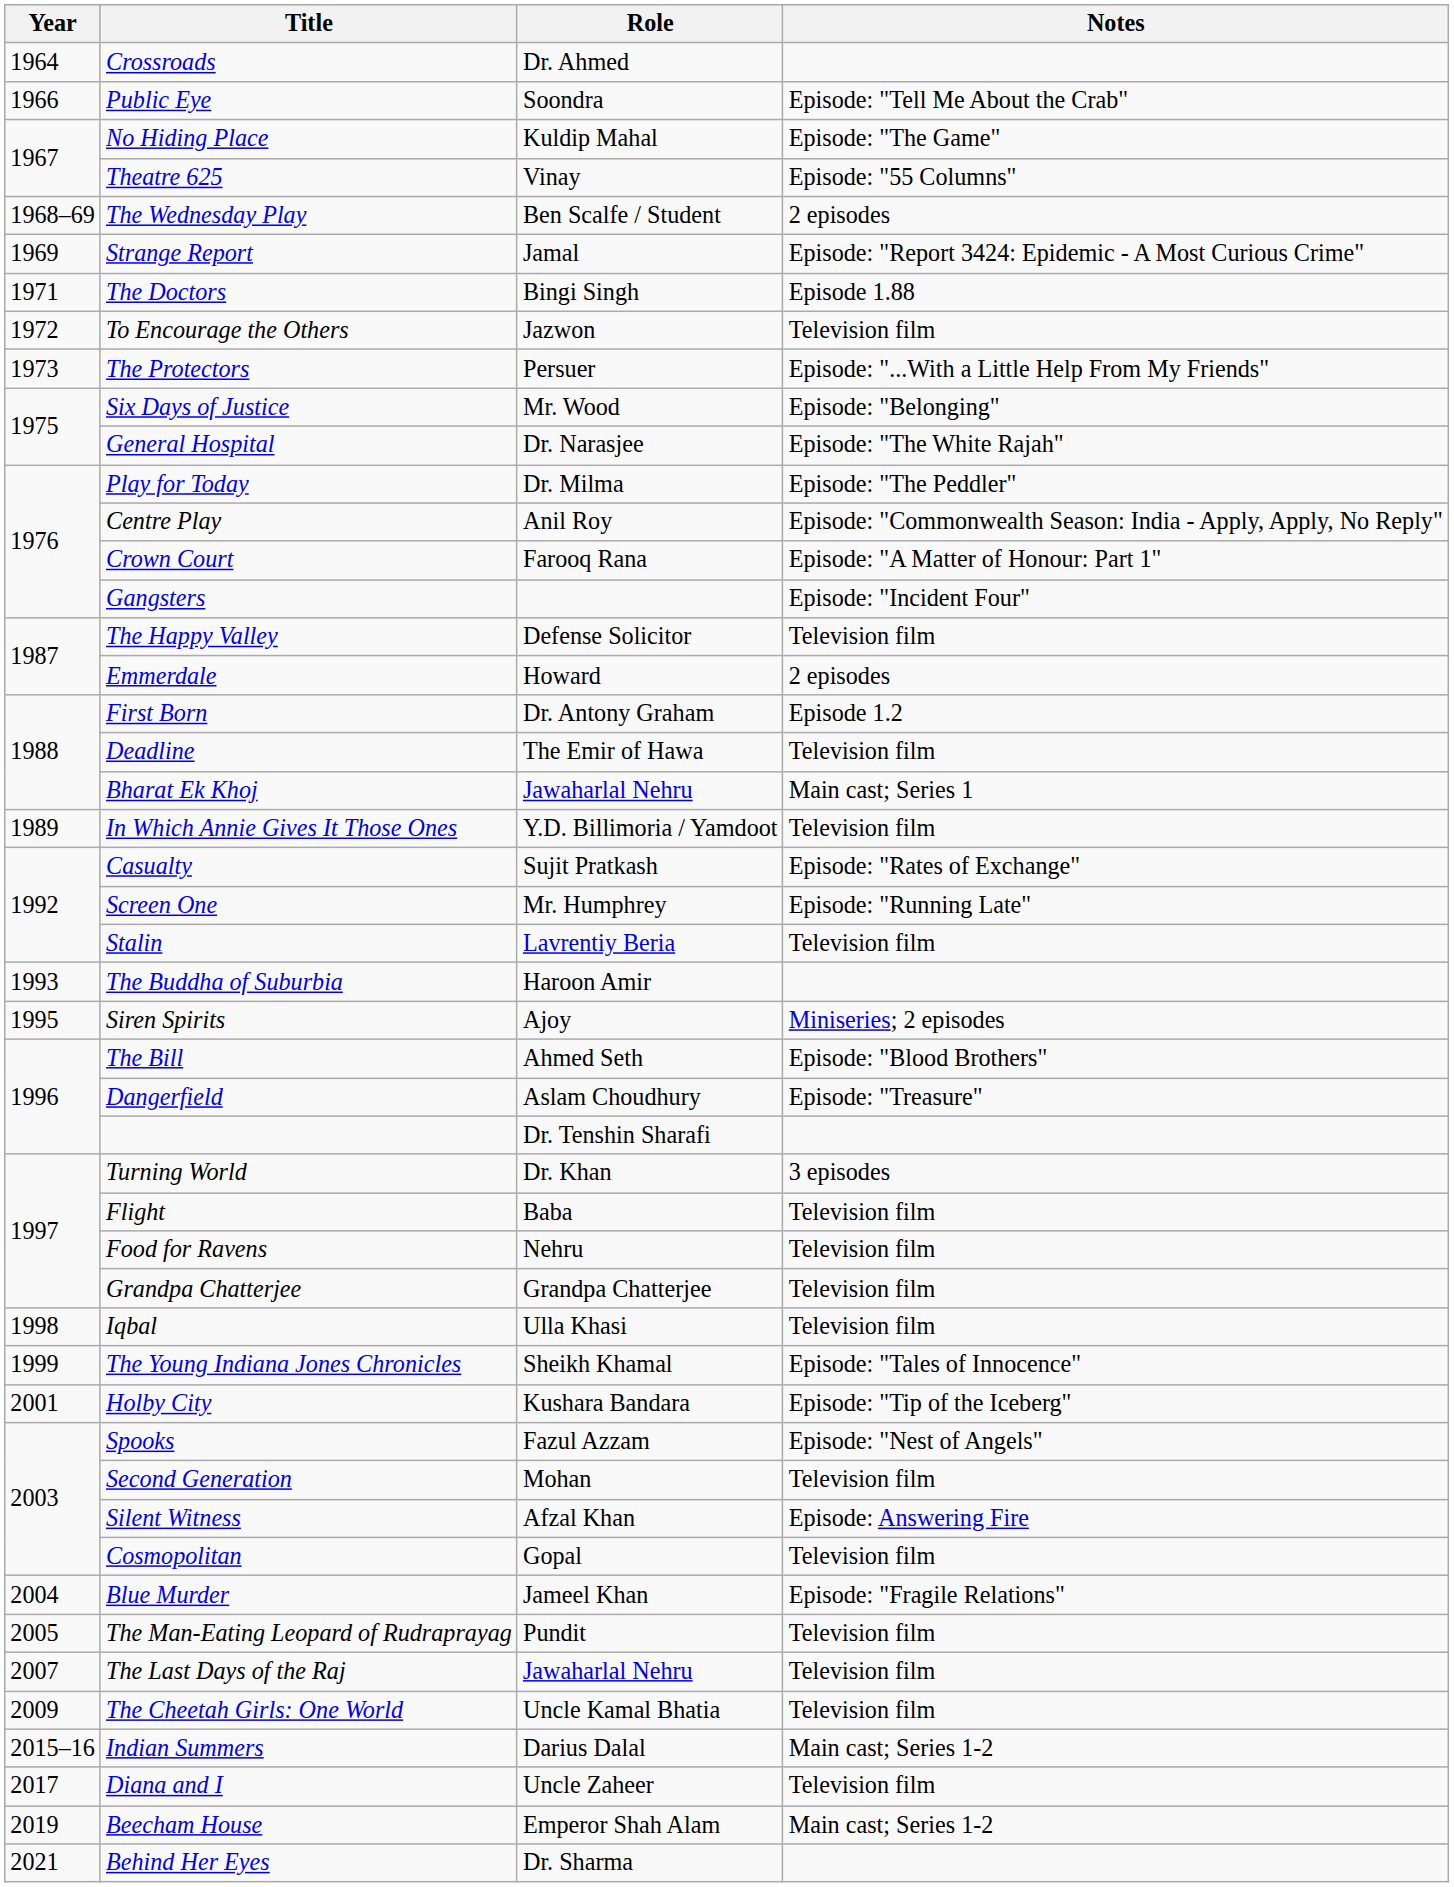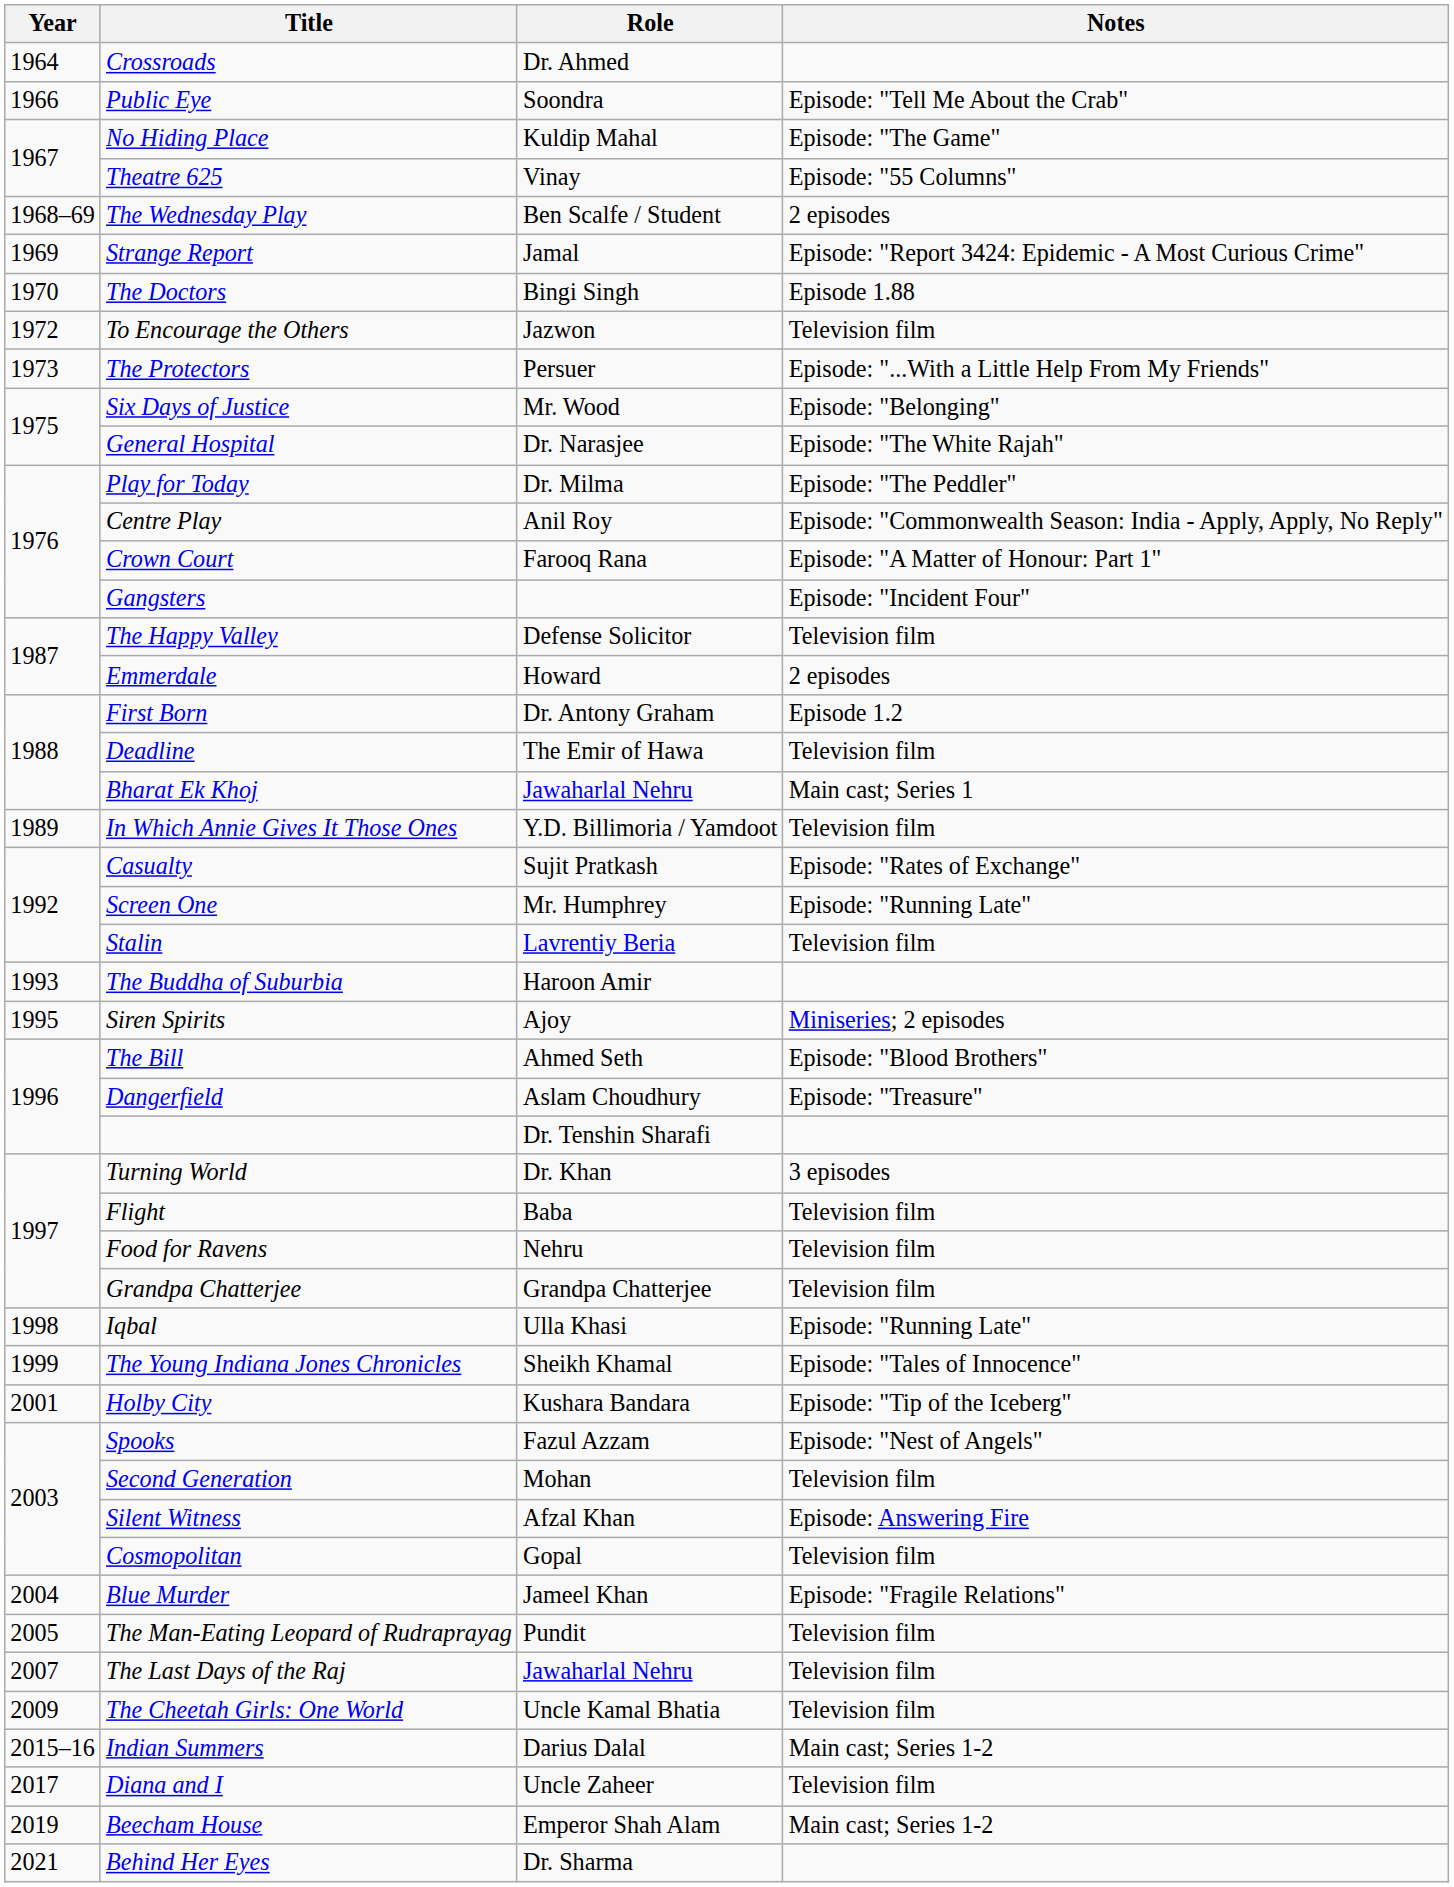(34, 291) 1971 -> (34, 291) 1970
(862, 1326) Television film -> (910, 1326) Episode: "Running Late"
